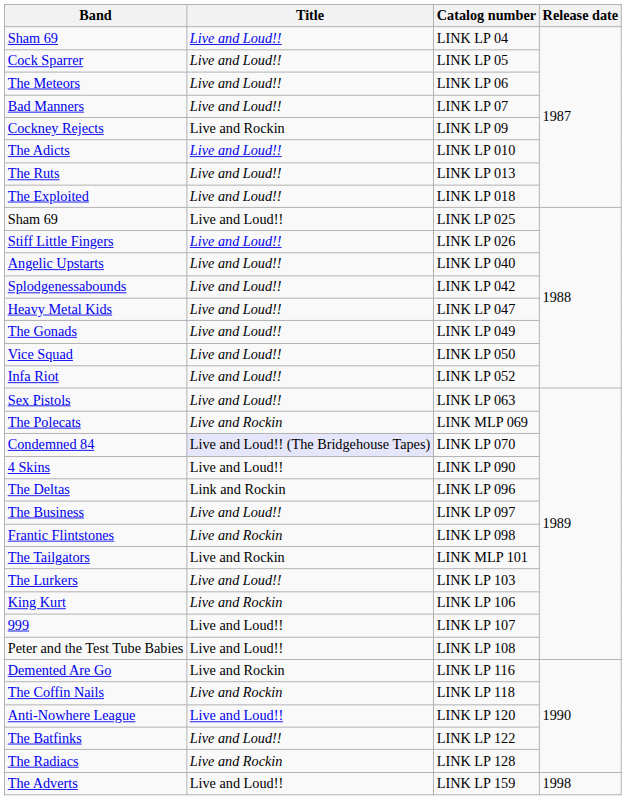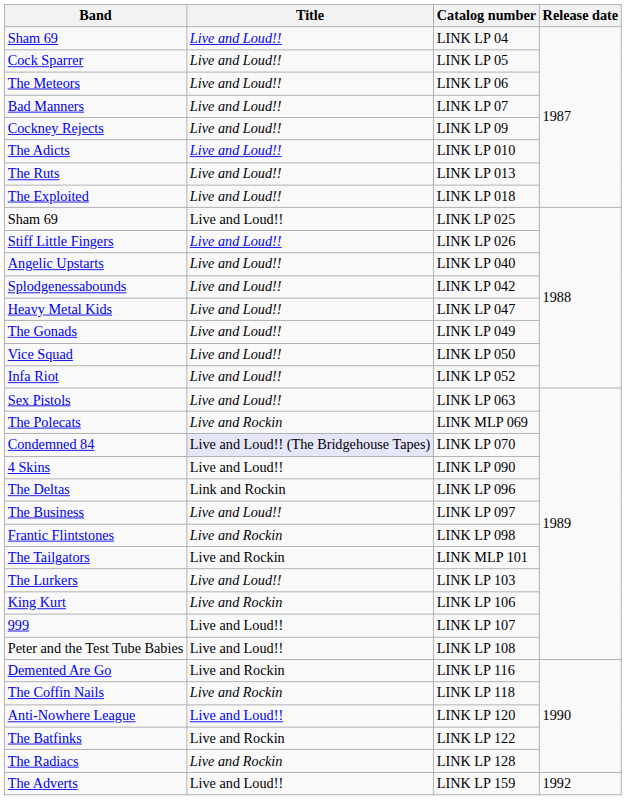(237, 128) Live and Rockin -> (236, 128) Live and Loud!!
(236, 738) Live and Loud!! -> (237, 738) Live and Rockin
(557, 783) 1998 -> (557, 783) 1992
